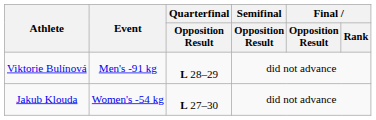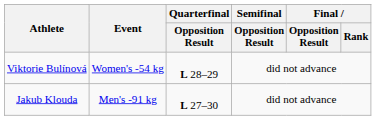(128, 68) Men's -91 kg -> (128, 68) Women's -54 kg
(128, 99) Women's -54 kg -> (128, 99) Men's -91 kg
